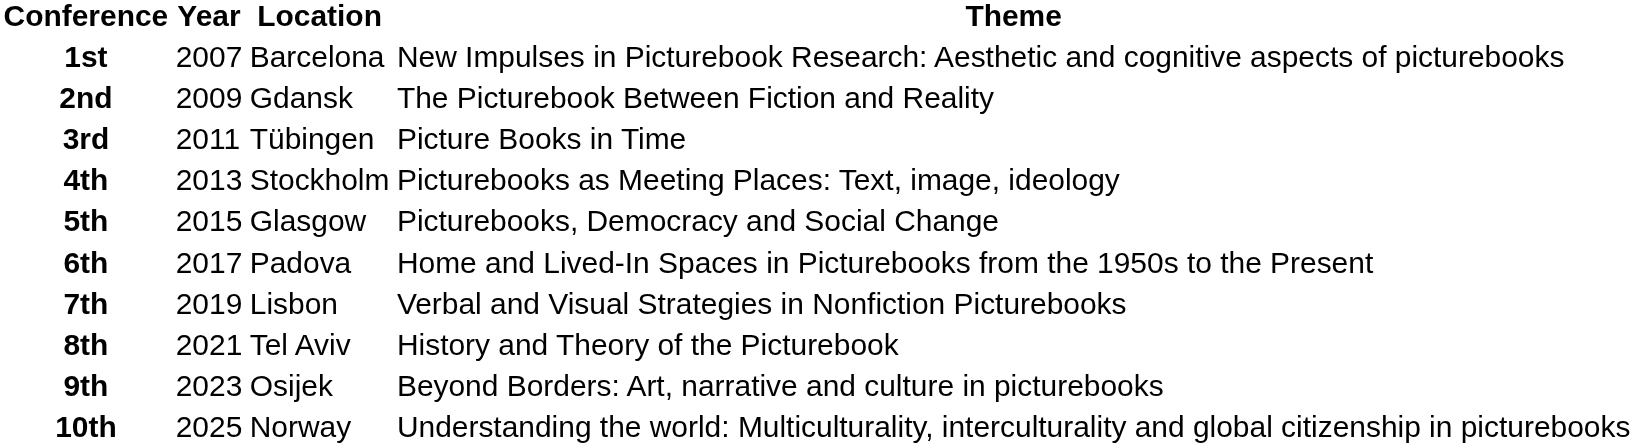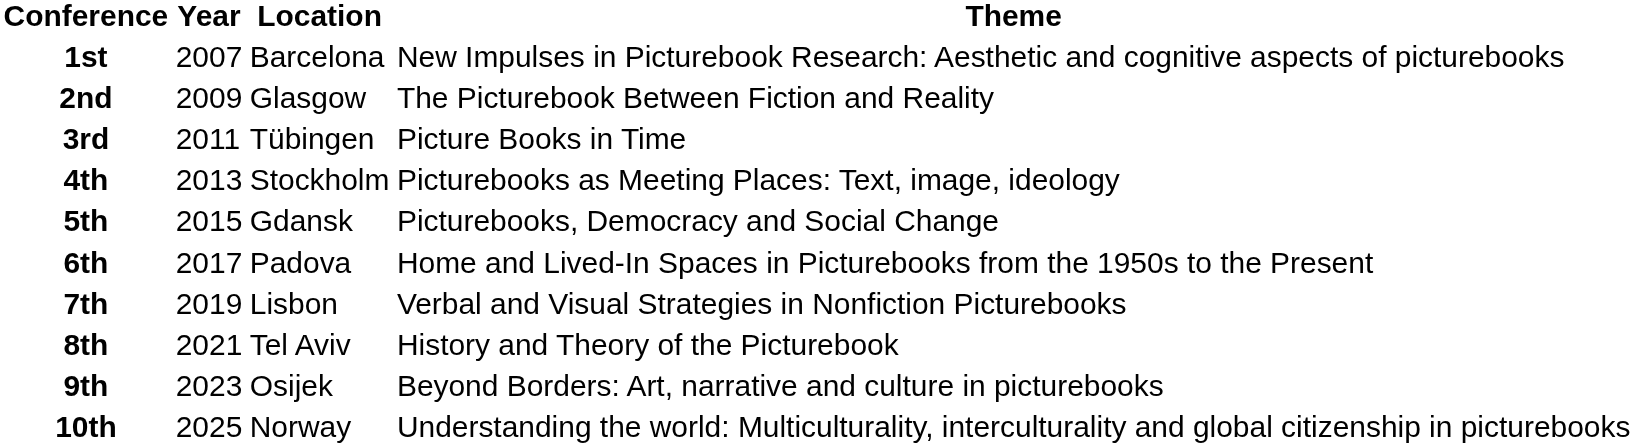(301, 98) Gdansk -> (308, 98) Glasgow
(308, 221) Glasgow -> (301, 221) Gdansk
